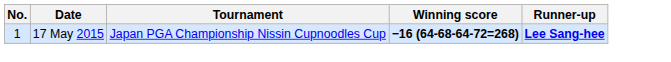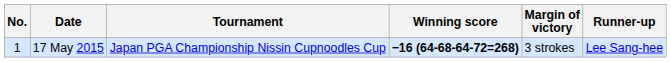+ column: (552, 21)
(565, 34) bold -> (624, 48) normal
